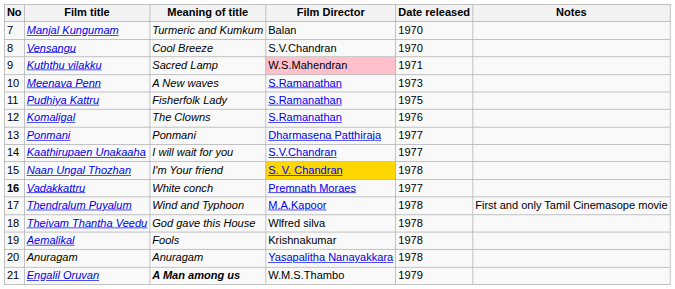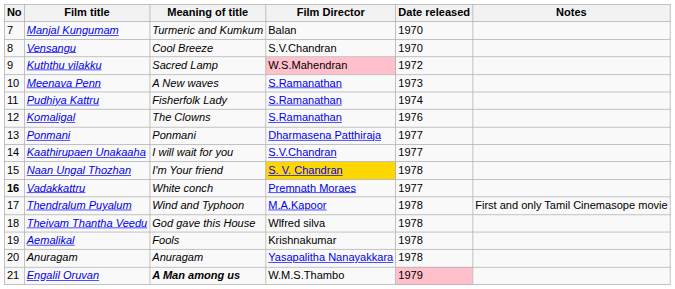(411, 65) 1971 -> (411, 65) 1972
(411, 100) 1975 -> (411, 100) 1974
(411, 275) no background -> (411, 275) pink background
